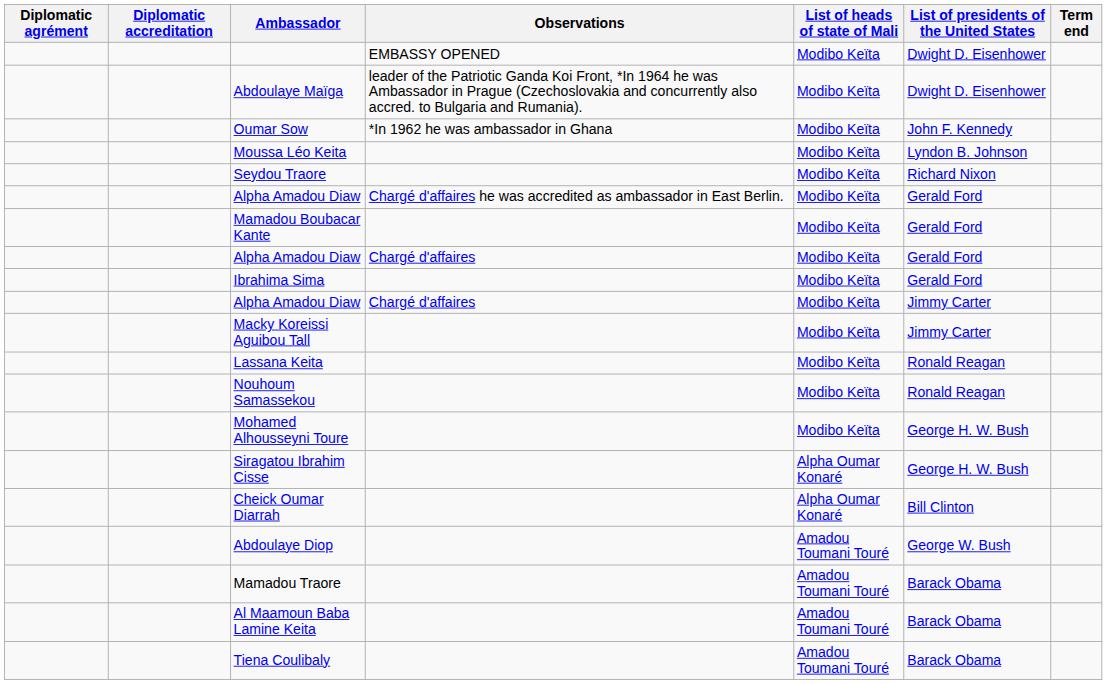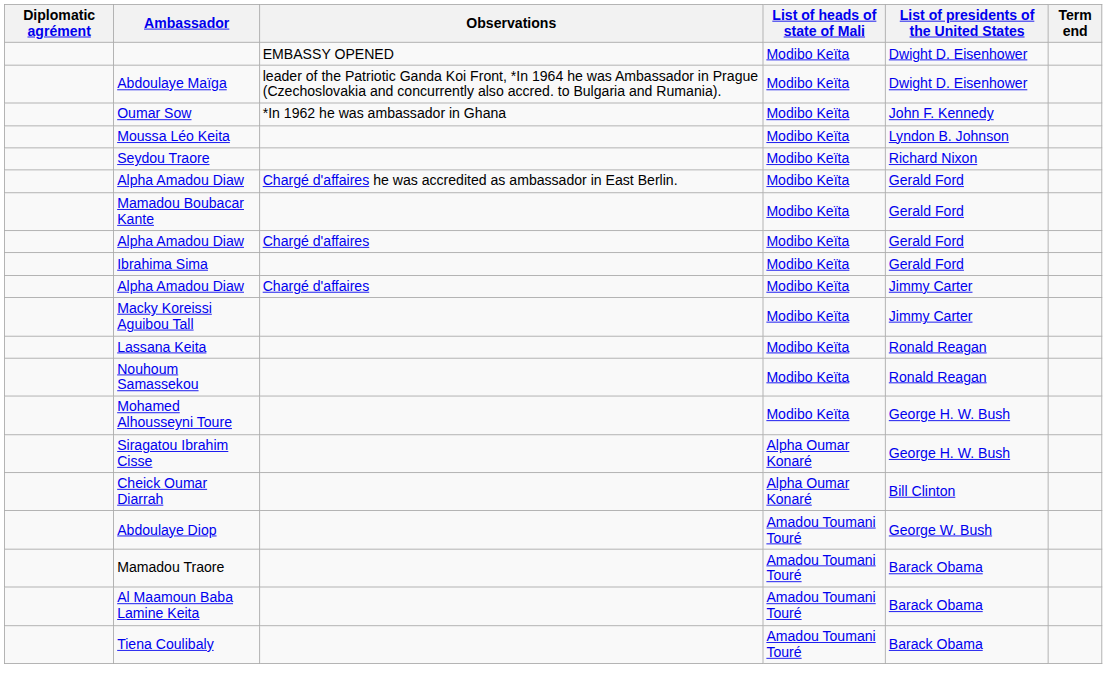- column: (169, 23)
